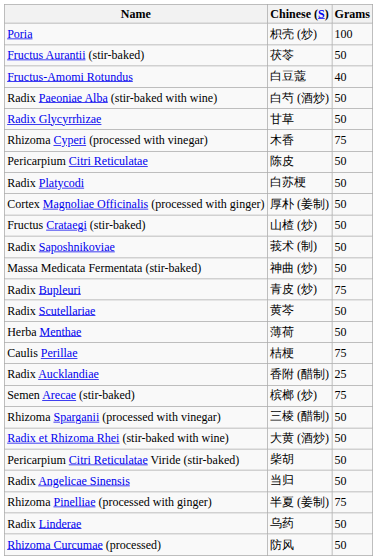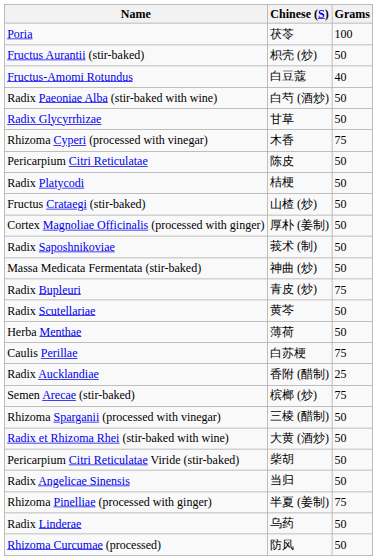(294, 33) 枳壳 (炒) -> (282, 33) 茯苓
(282, 55) 茯苓 -> (294, 55) 枳壳 (炒)
(288, 182) 白苏梗 -> (282, 182) 桔梗
rows swapped: (136, 204) <-> (76, 225)
(282, 353) 桔梗 -> (288, 353) 白苏梗
